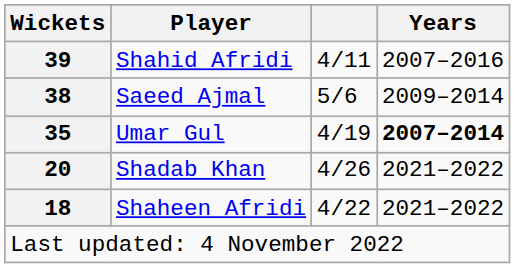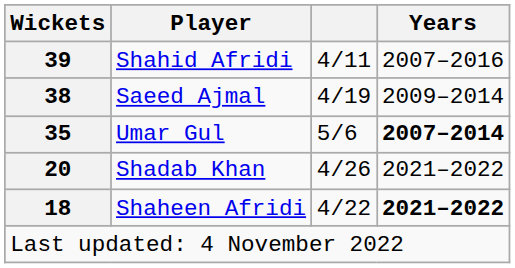(337, 97) 5/6 -> (344, 97) 4/19
(344, 134) 4/19 -> (337, 134) 5/6
(443, 208) normal -> (443, 208) bold
